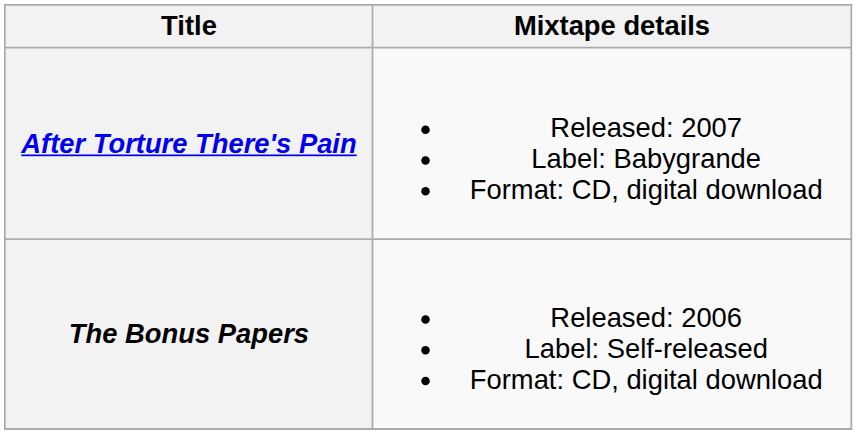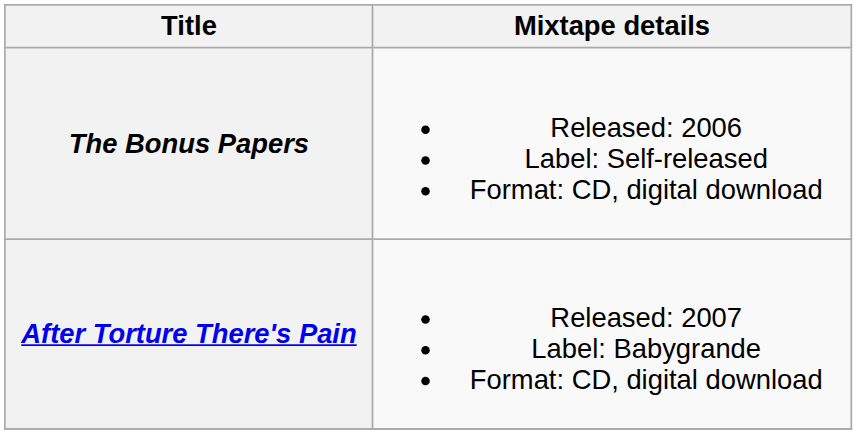rows swapped: (189, 333) <-> (189, 143)
